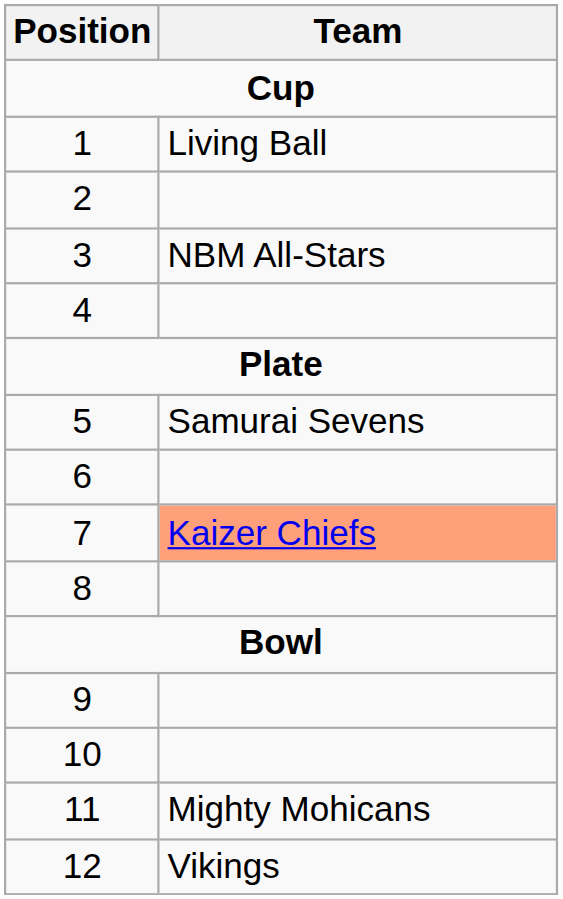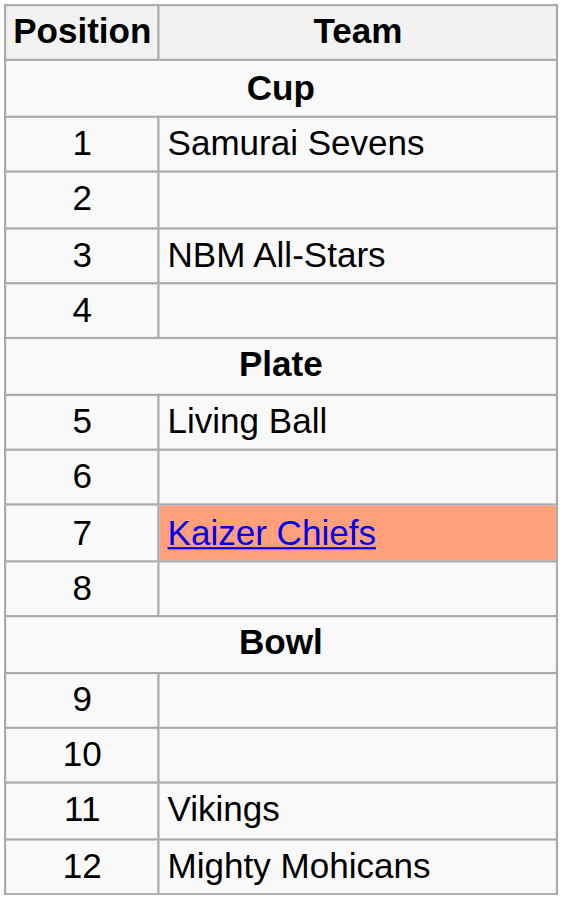(247, 143) Living Ball -> (296, 143) Samurai Sevens
(296, 421) Samurai Sevens -> (247, 421) Living Ball
(299, 810) Mighty Mohicans -> (224, 810) Vikings
(224, 865) Vikings -> (299, 865) Mighty Mohicans
